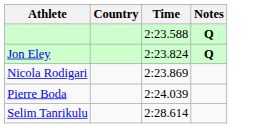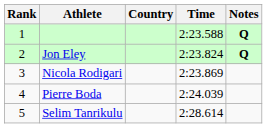+ column: (22, 14)
